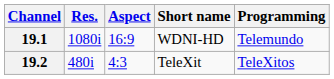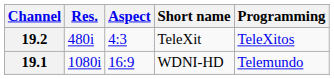rows swapped: (34, 39) <-> (34, 62)
